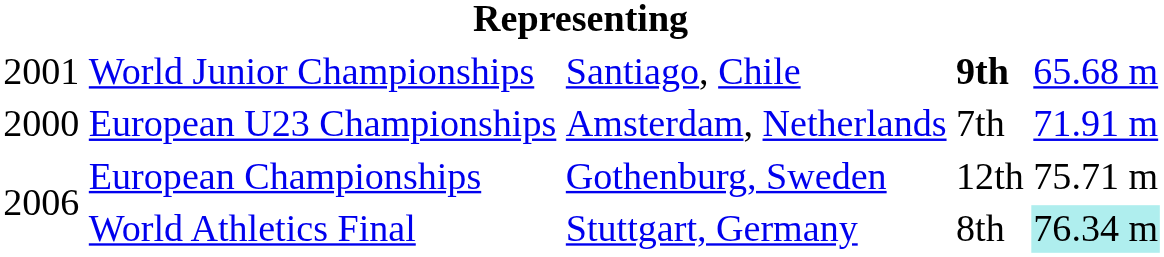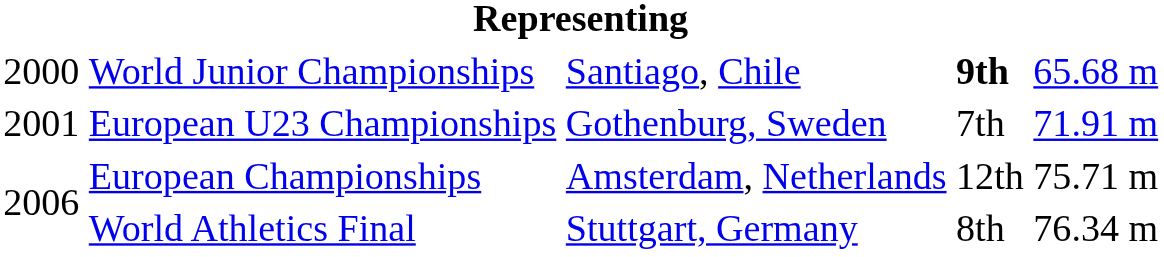(41, 71) 2001 -> (41, 71) 2000
(41, 123) 2000 -> (41, 123) 2001
(756, 123) Amsterdam, Netherlands -> (726, 123) Gothenburg, Sweden
(726, 175) Gothenburg, Sweden -> (756, 175) Amsterdam, Netherlands
(1096, 228) paleturquoise background -> (1096, 228) no background
